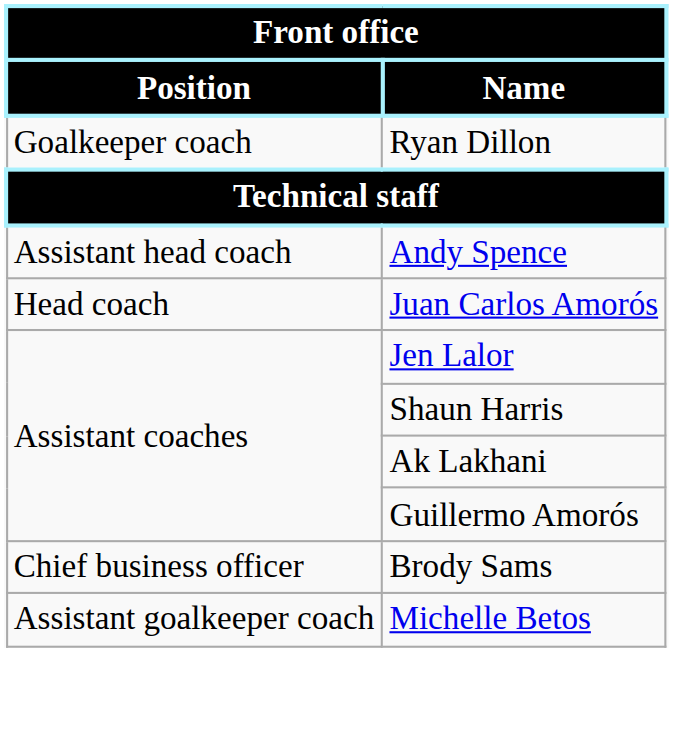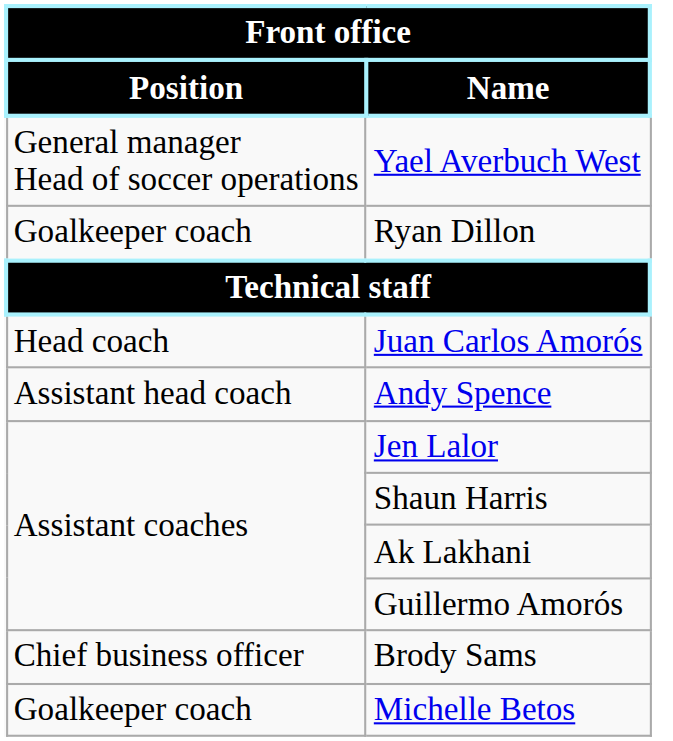+ row: (507, 160)
rows swapped: (524, 303) <-> (478, 251)
(194, 618) Assistant goalkeeper coach -> (133, 708) Goalkeeper coach
